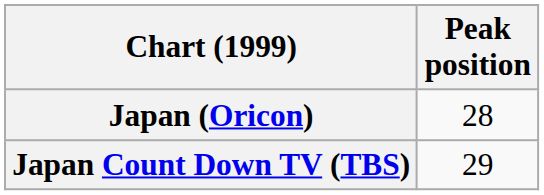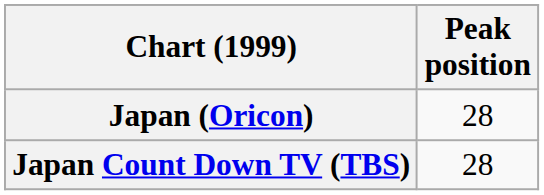(478, 164) 29 -> (478, 164) 28
